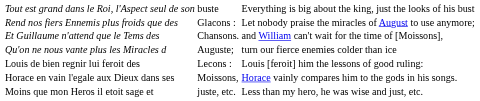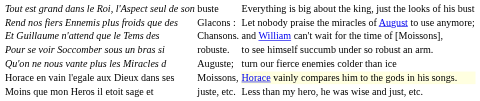+ row: (85, 50)
- row: (72, 64)
(349, 78) no background -> (349, 78) lightyellow background
